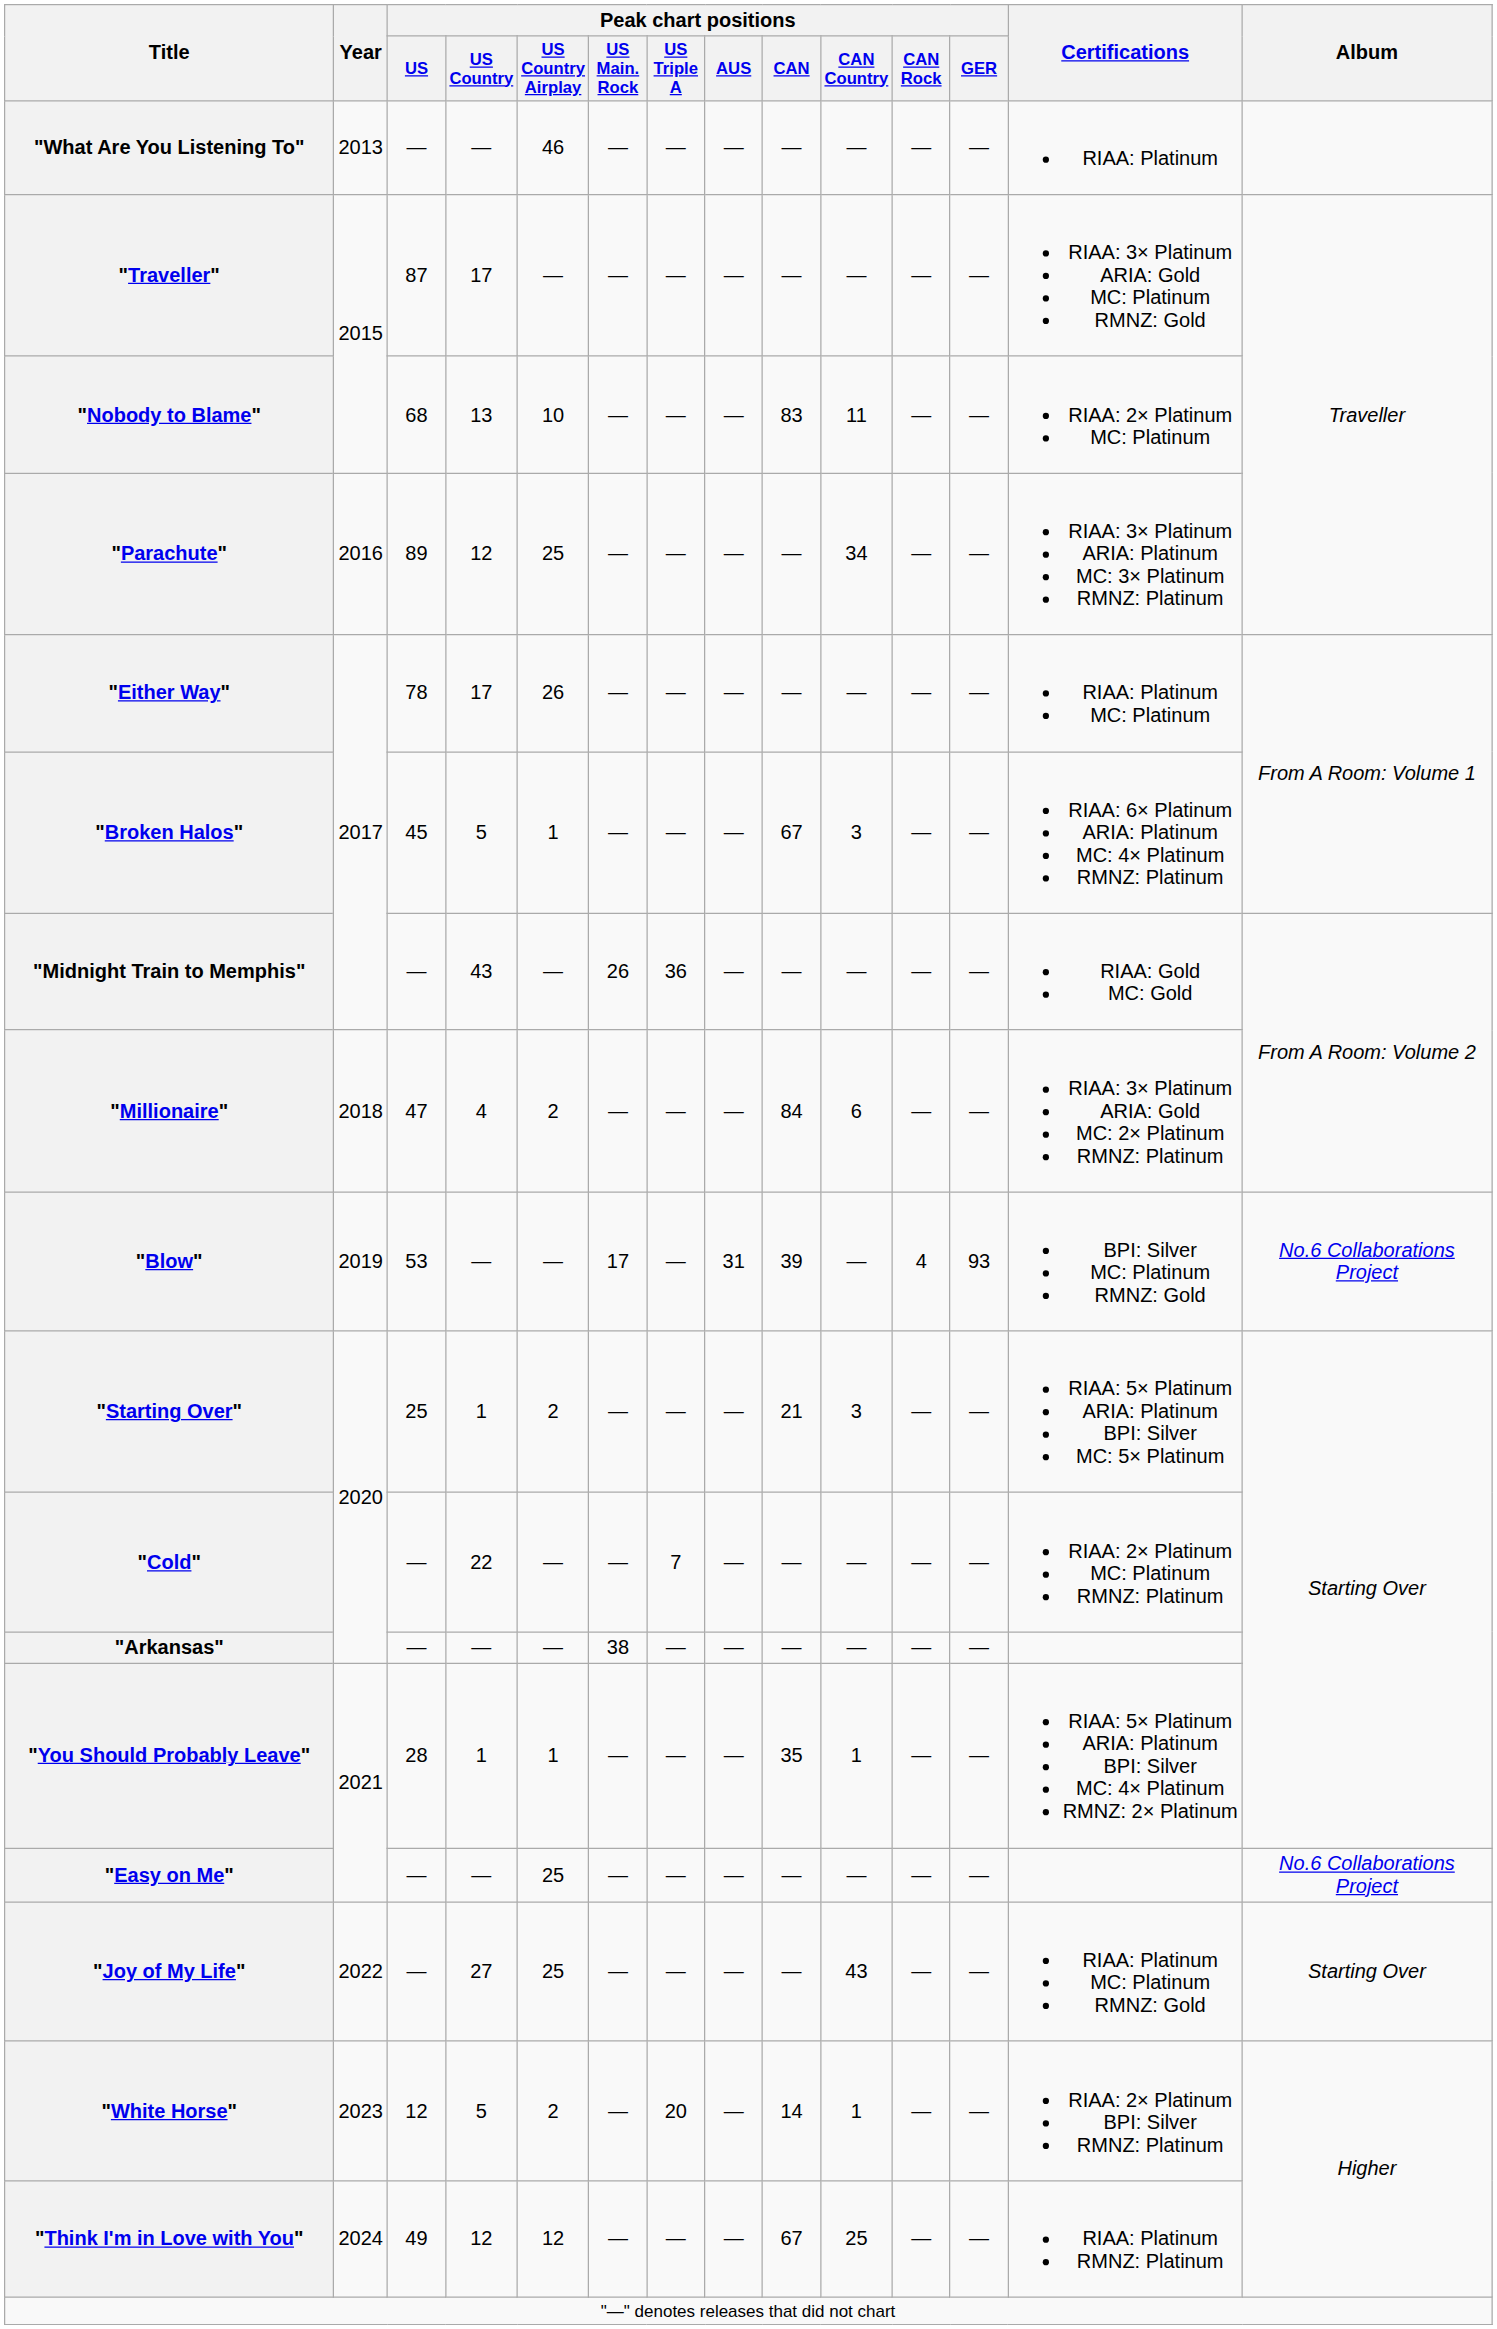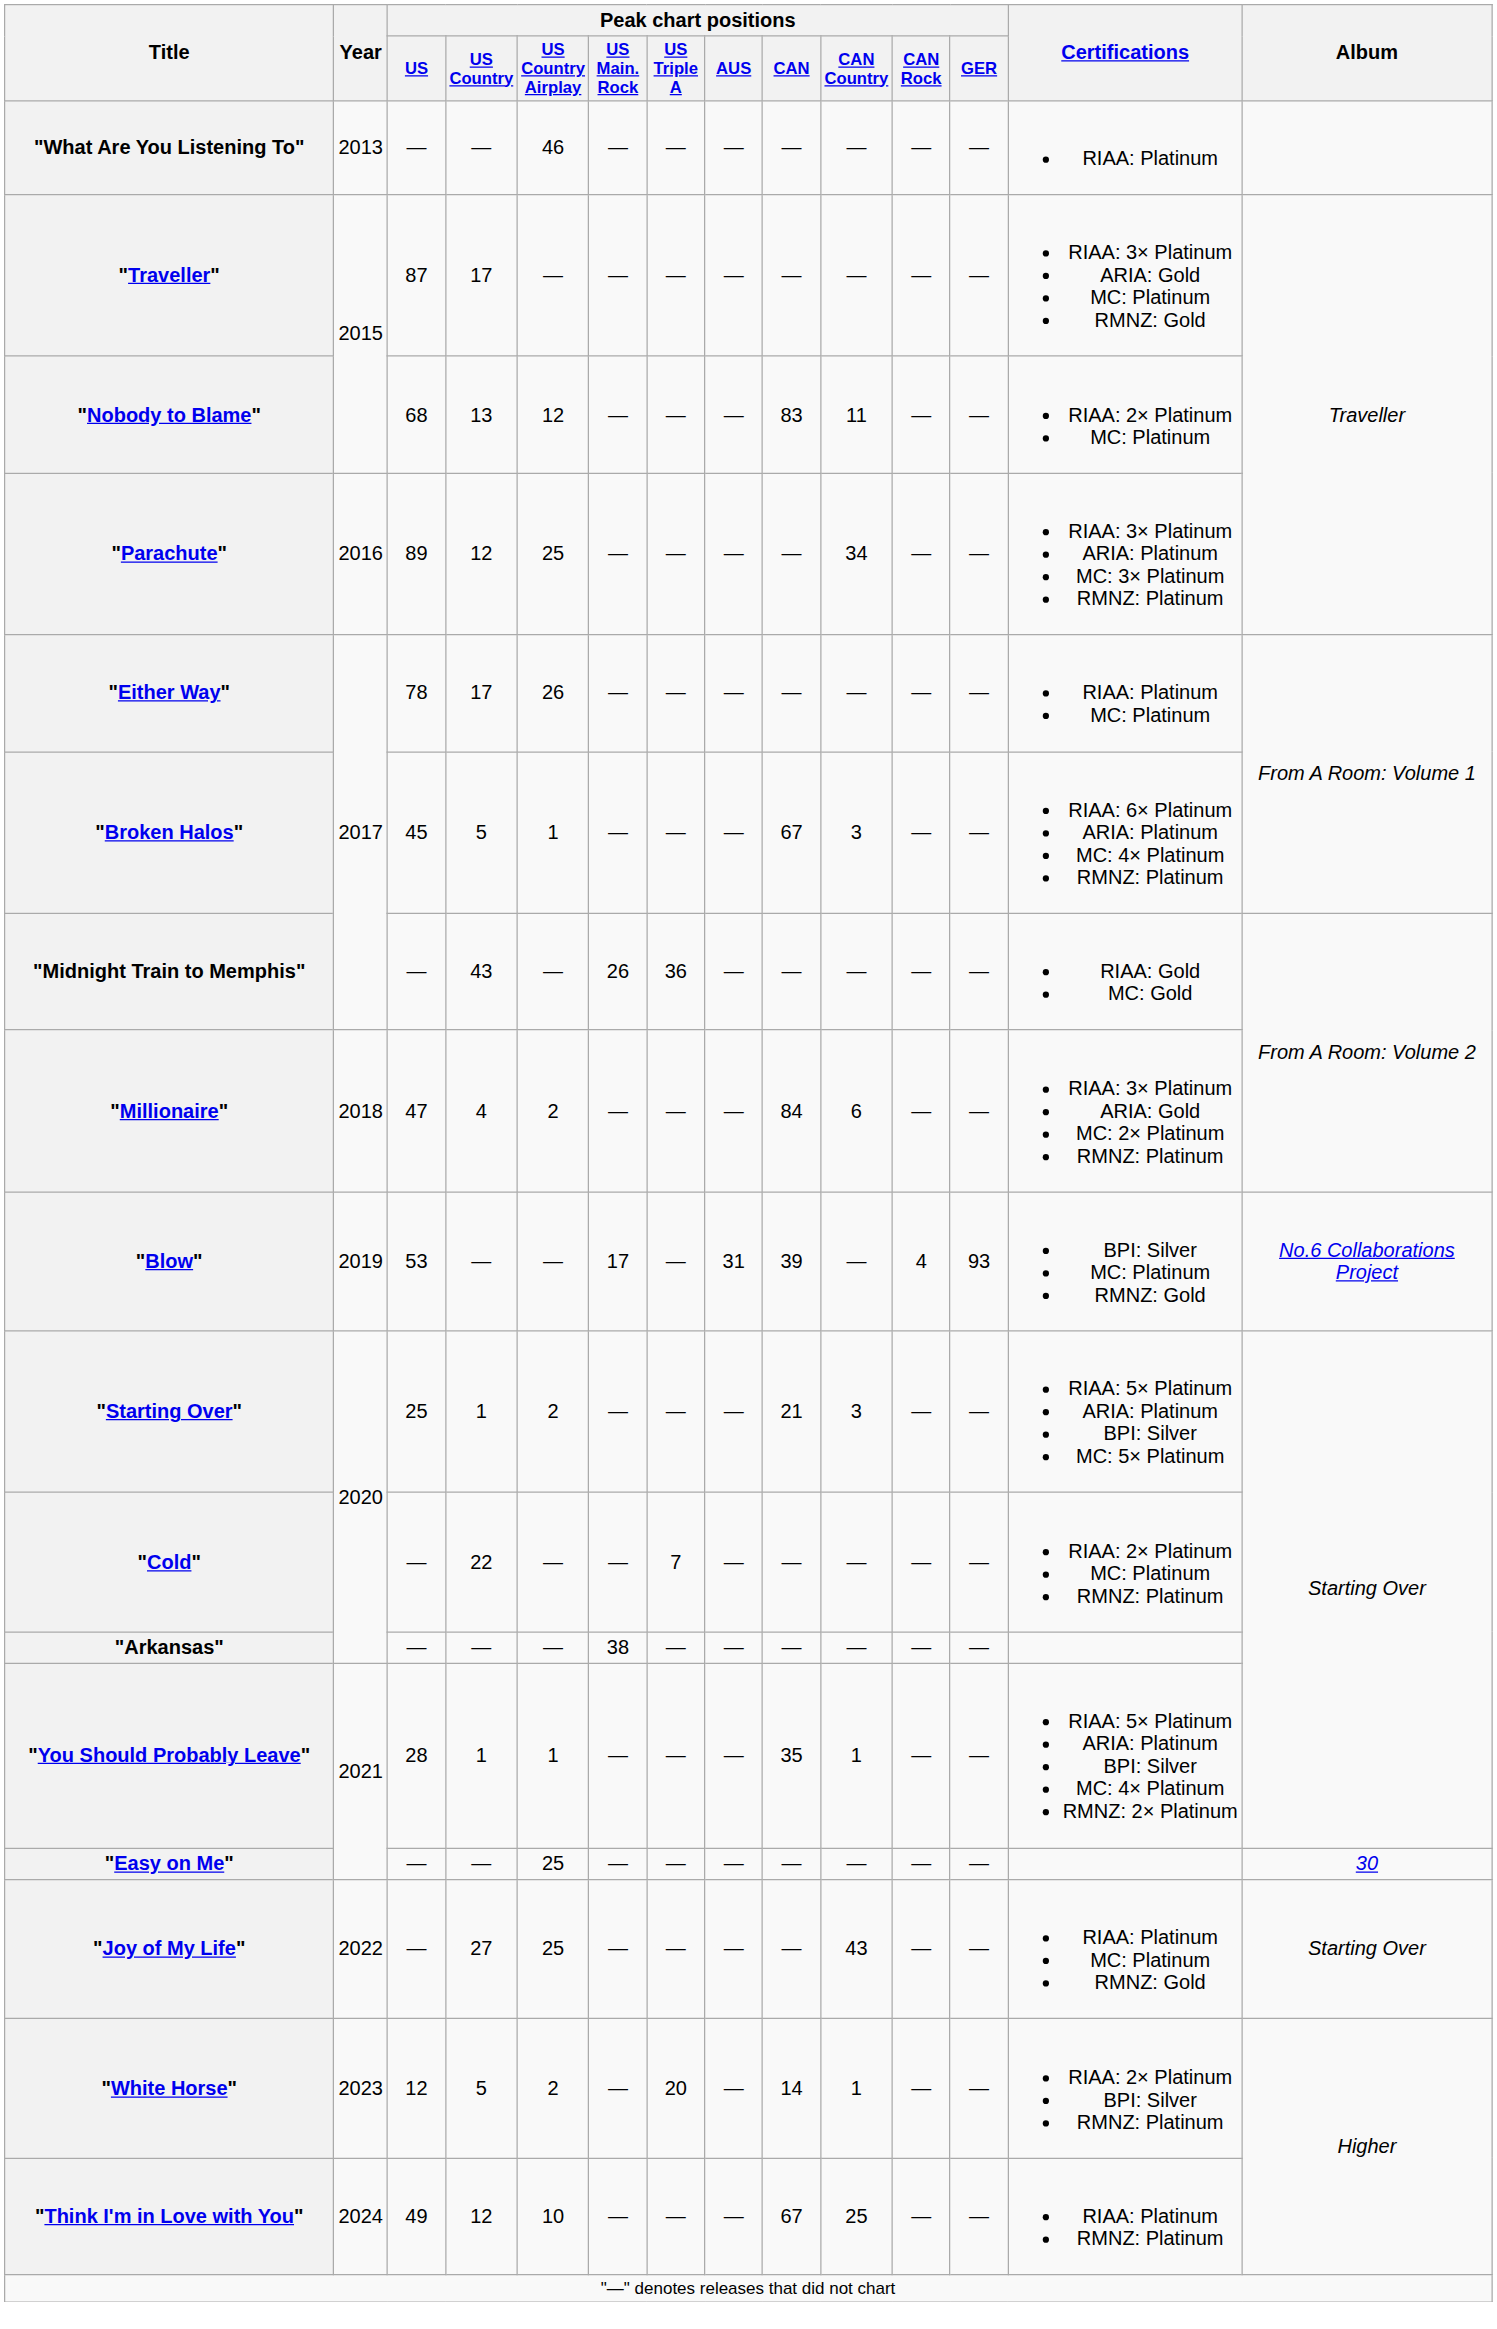(553, 414) 10 -> (553, 414) 12
(1367, 1874) No.6 Collaborations Project -> (1367, 1863) 30
(553, 2238) 12 -> (553, 2216) 10
